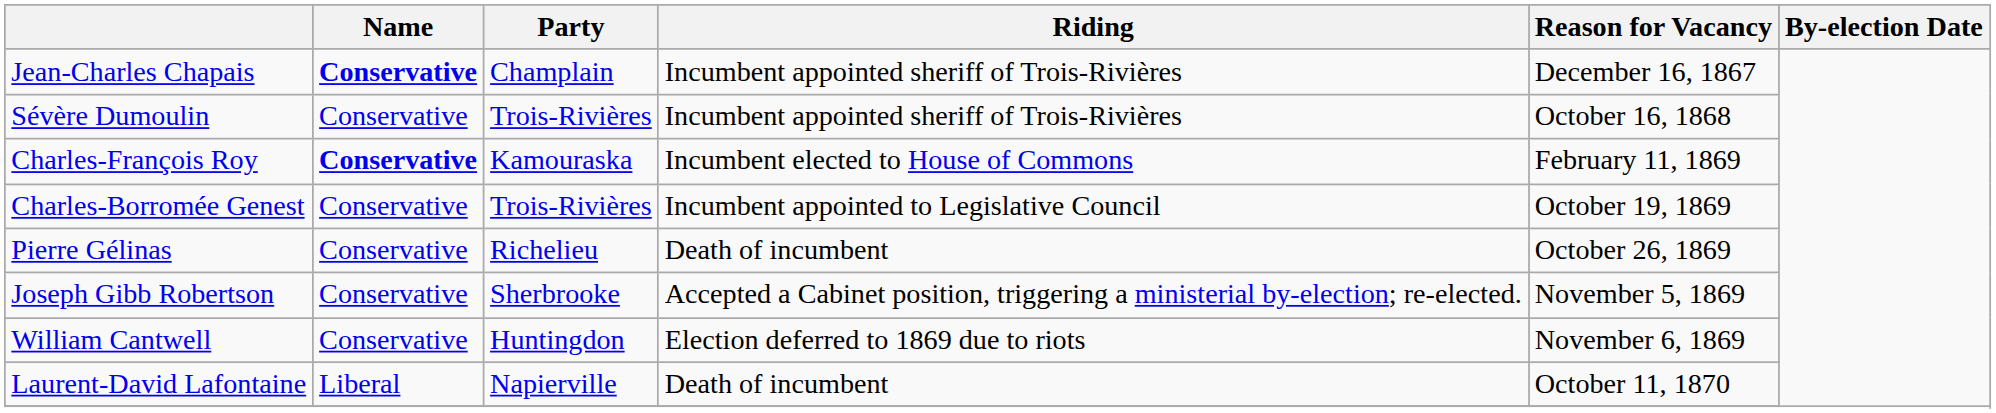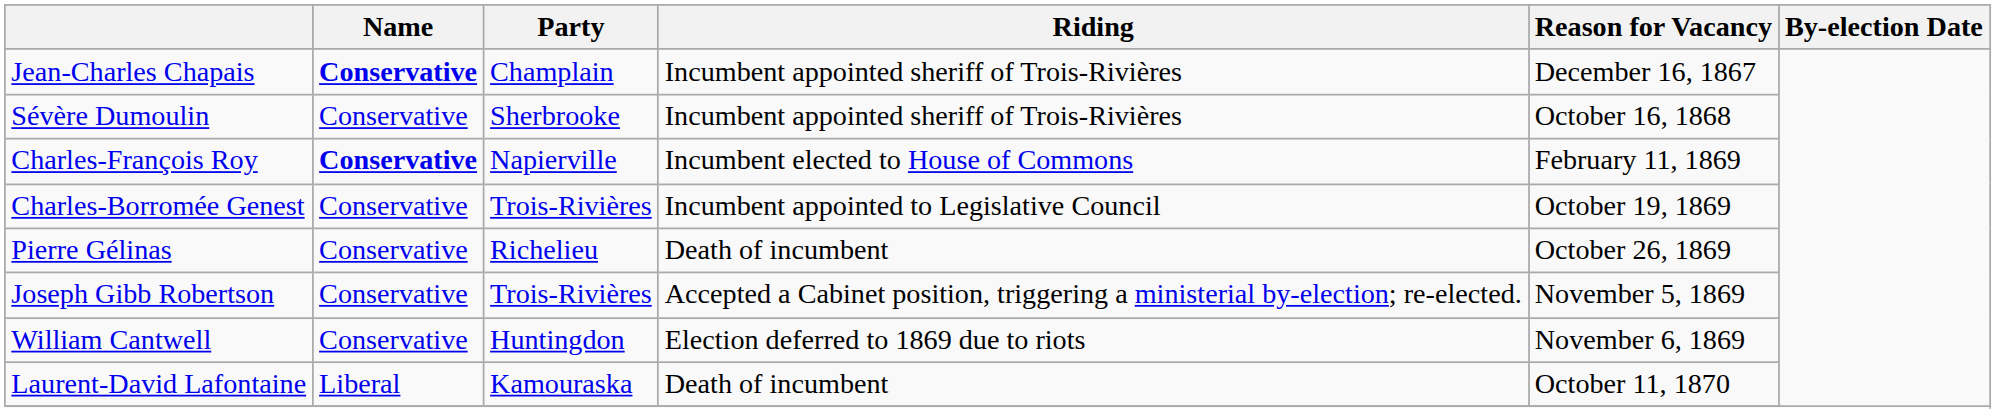(571, 116) Trois-Rivières -> (555, 116) Sherbrooke
(561, 160) Kamouraska -> (553, 160) Napierville
(555, 294) Sherbrooke -> (571, 294) Trois-Rivières
(553, 384) Napierville -> (561, 384) Kamouraska
